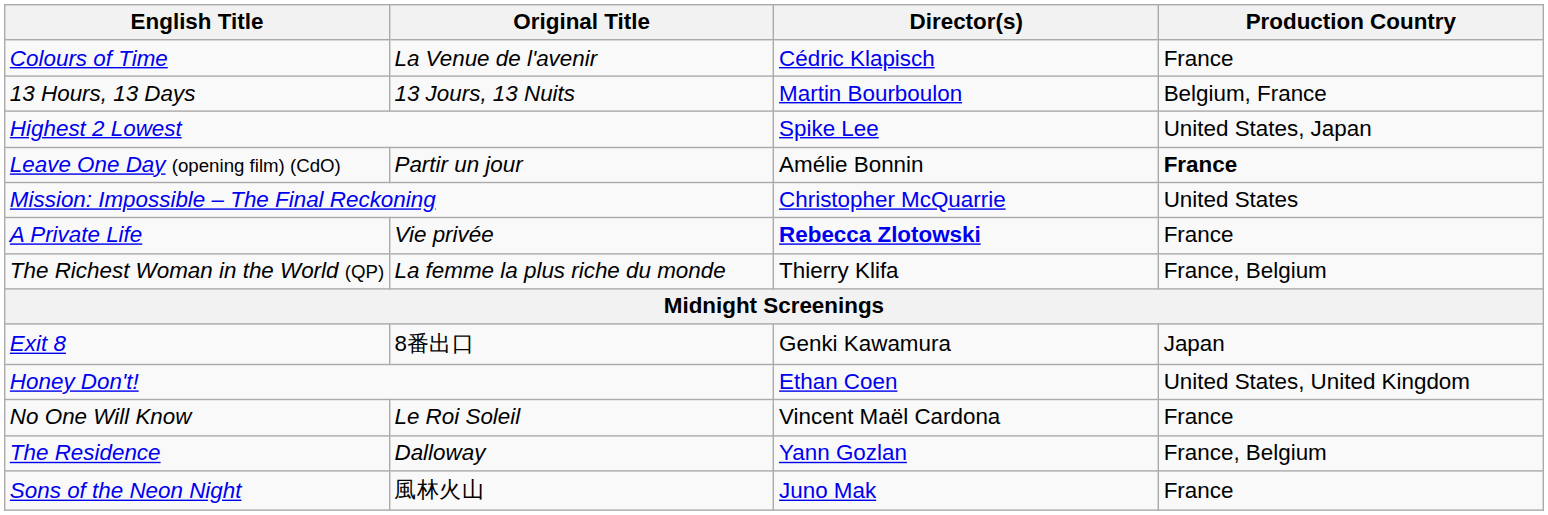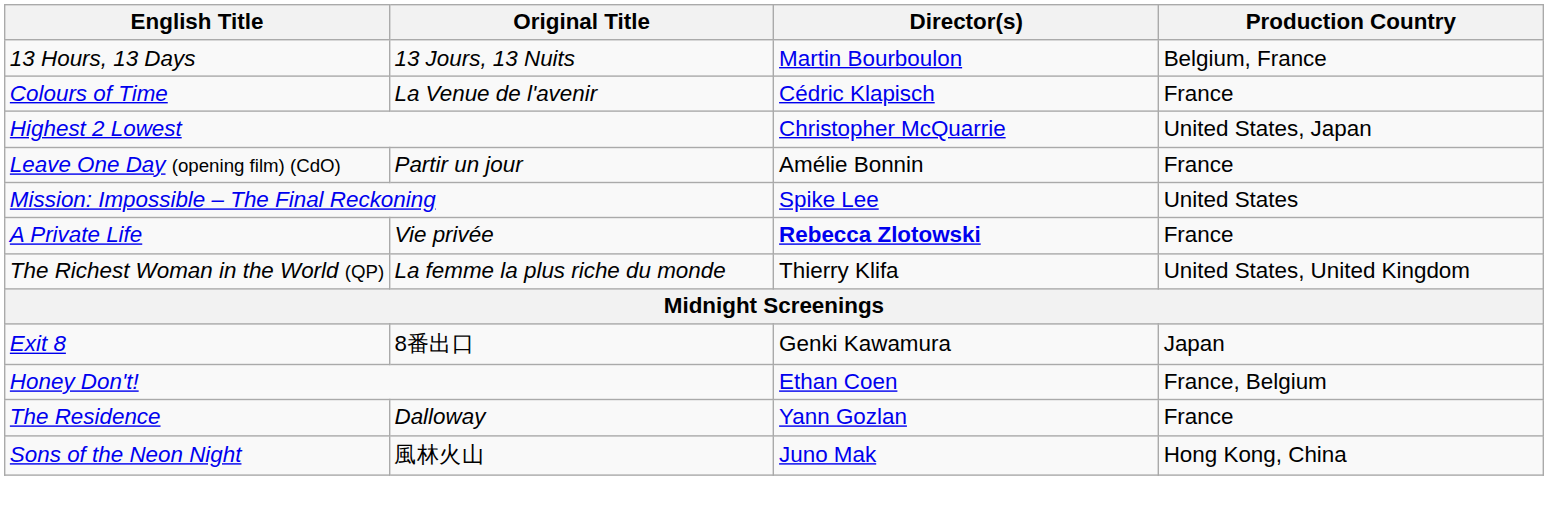rows swapped: (103, 93) <-> (89, 57)
(829, 128) Spike Lee -> (892, 128) Christopher McQuarrie
(1200, 164) bold -> (1199, 164) normal
(892, 199) Christopher McQuarrie -> (829, 199) Spike Lee
(1245, 270) France, Belgium -> (1317, 270) United States, United Kingdom
(1317, 381) United States, United Kingdom -> (1245, 381) France, Belgium
- row: (101, 417)
(1245, 452) France, Belgium -> (1199, 417) France
(1199, 490) France -> (1255, 454) Hong Kong, China
